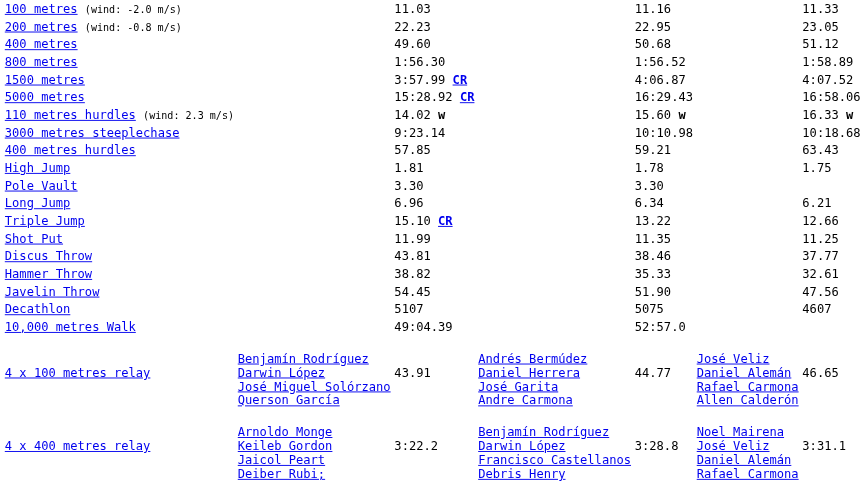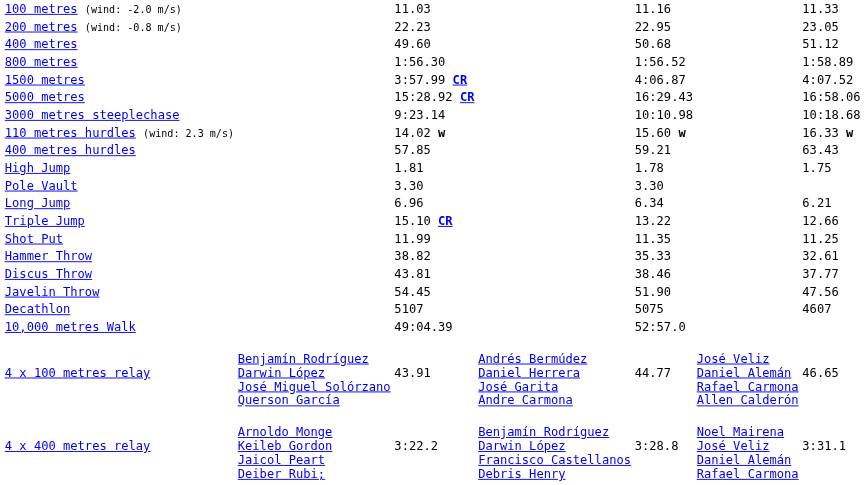rows swapped: (92, 132) <-> (119, 115)
rows swapped: (48, 256) <-> (48, 274)
